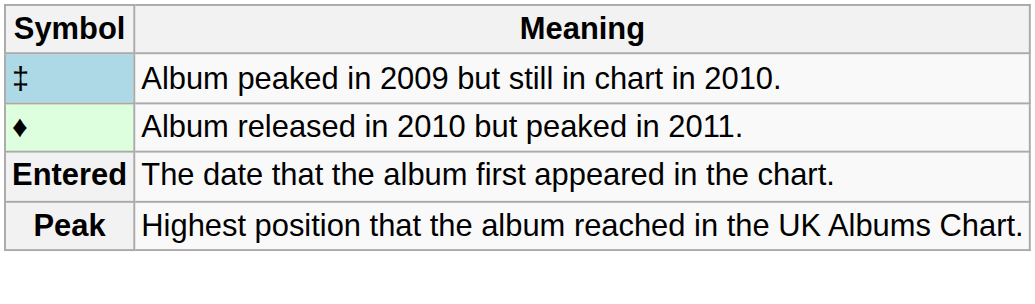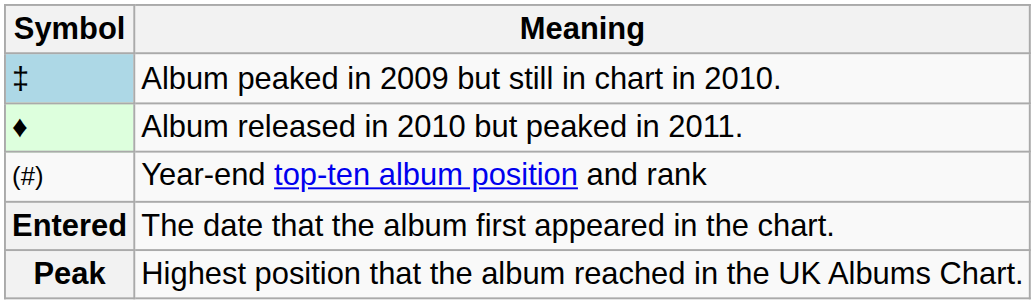+ row: (424, 175)
